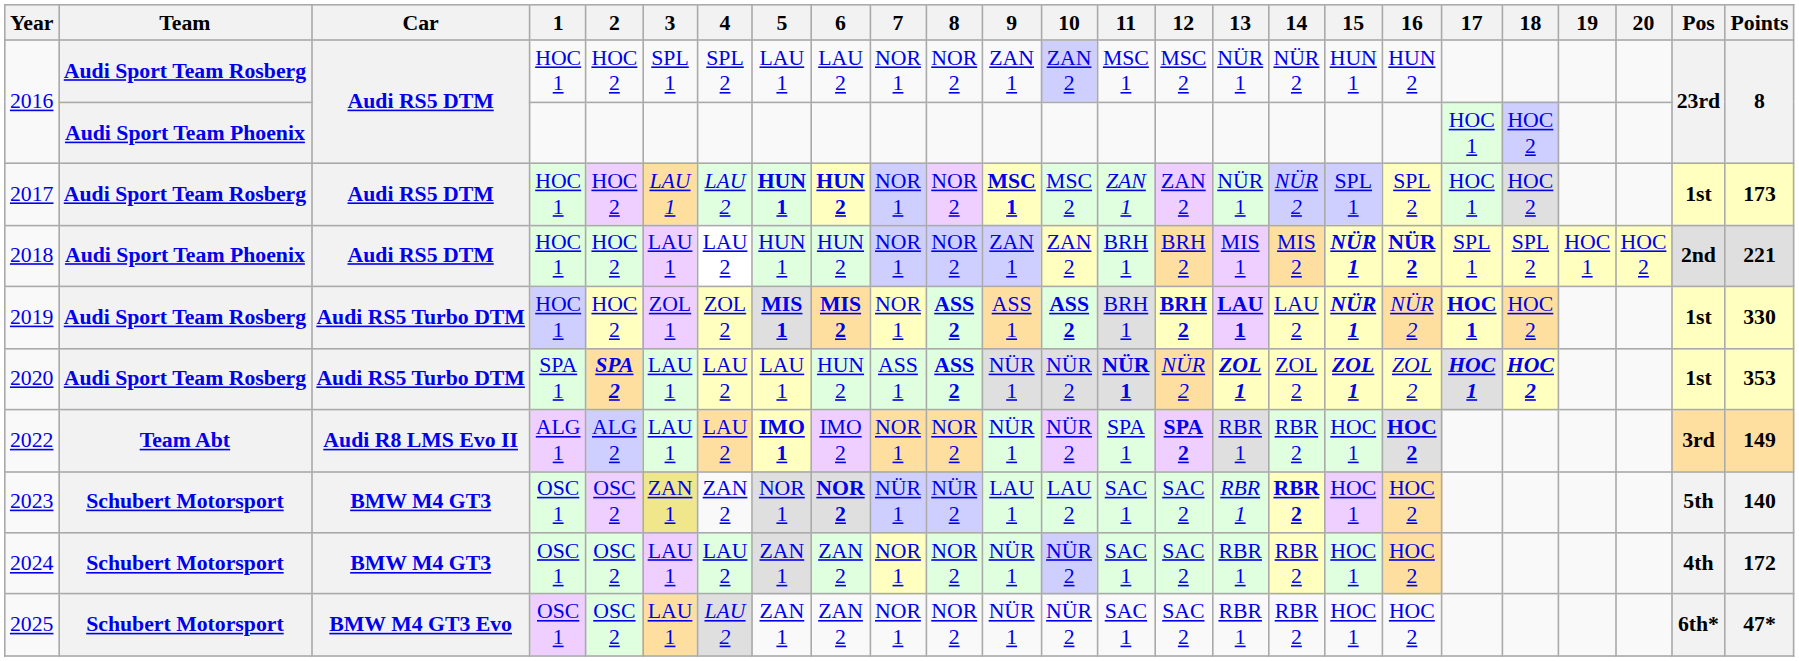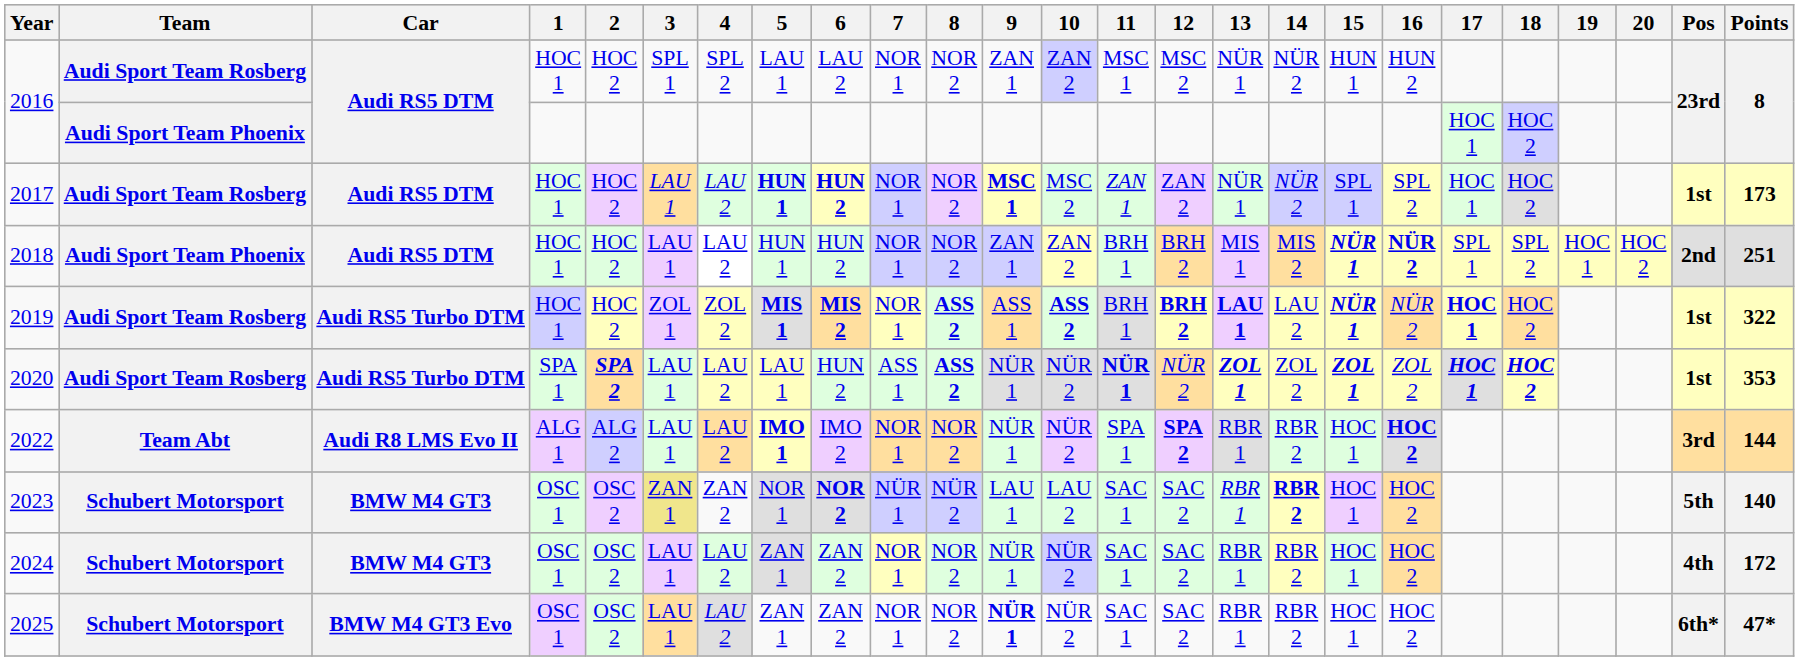(1760, 255) 221 -> (1760, 255) 251
(1760, 316) 330 -> (1760, 316) 322
(1760, 439) 149 -> (1760, 439) 144
(1012, 624) normal -> (1012, 624) bold
